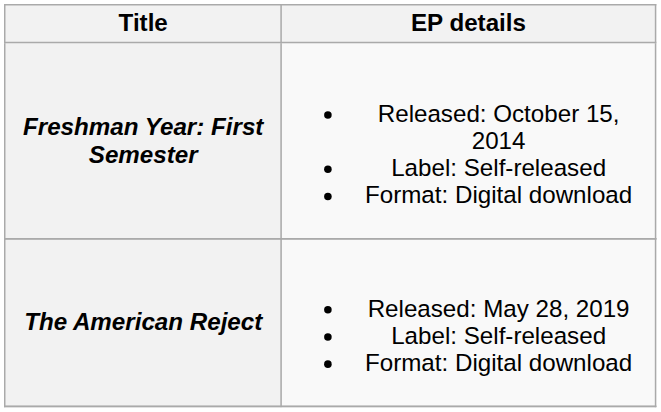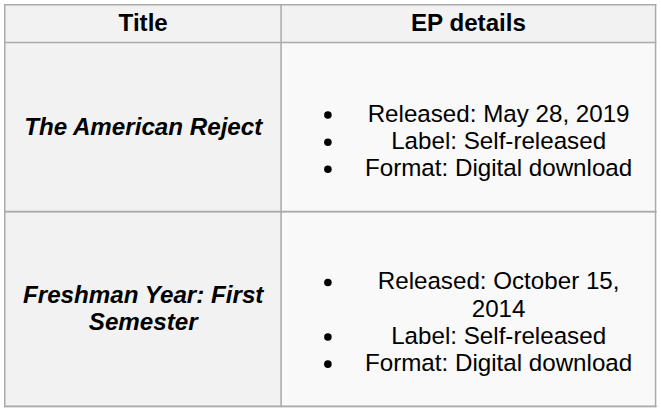rows swapped: (143, 140) <-> (143, 322)
